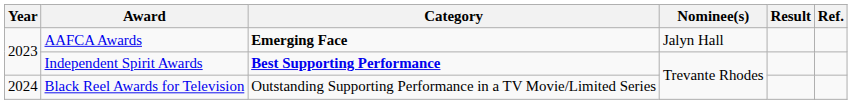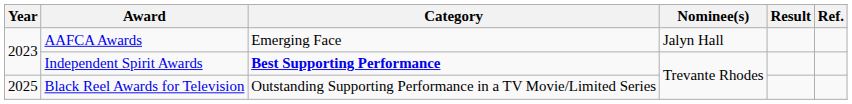(299, 39) bold -> (296, 39) normal
(23, 87) 2024 -> (23, 87) 2025
